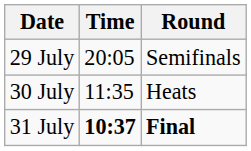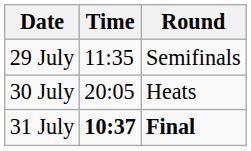(110, 57) 20:05 -> (109, 57) 11:35
(109, 92) 11:35 -> (110, 92) 20:05
